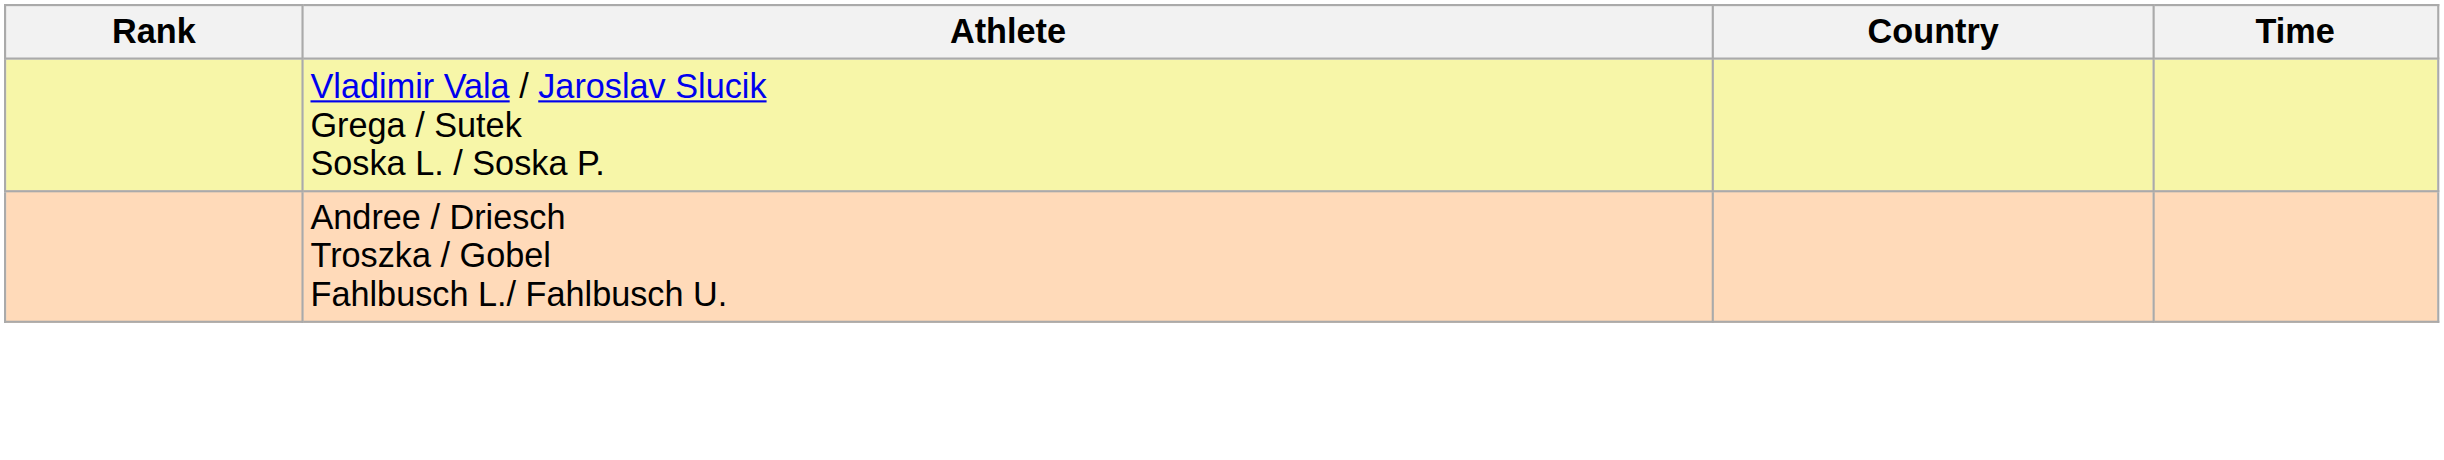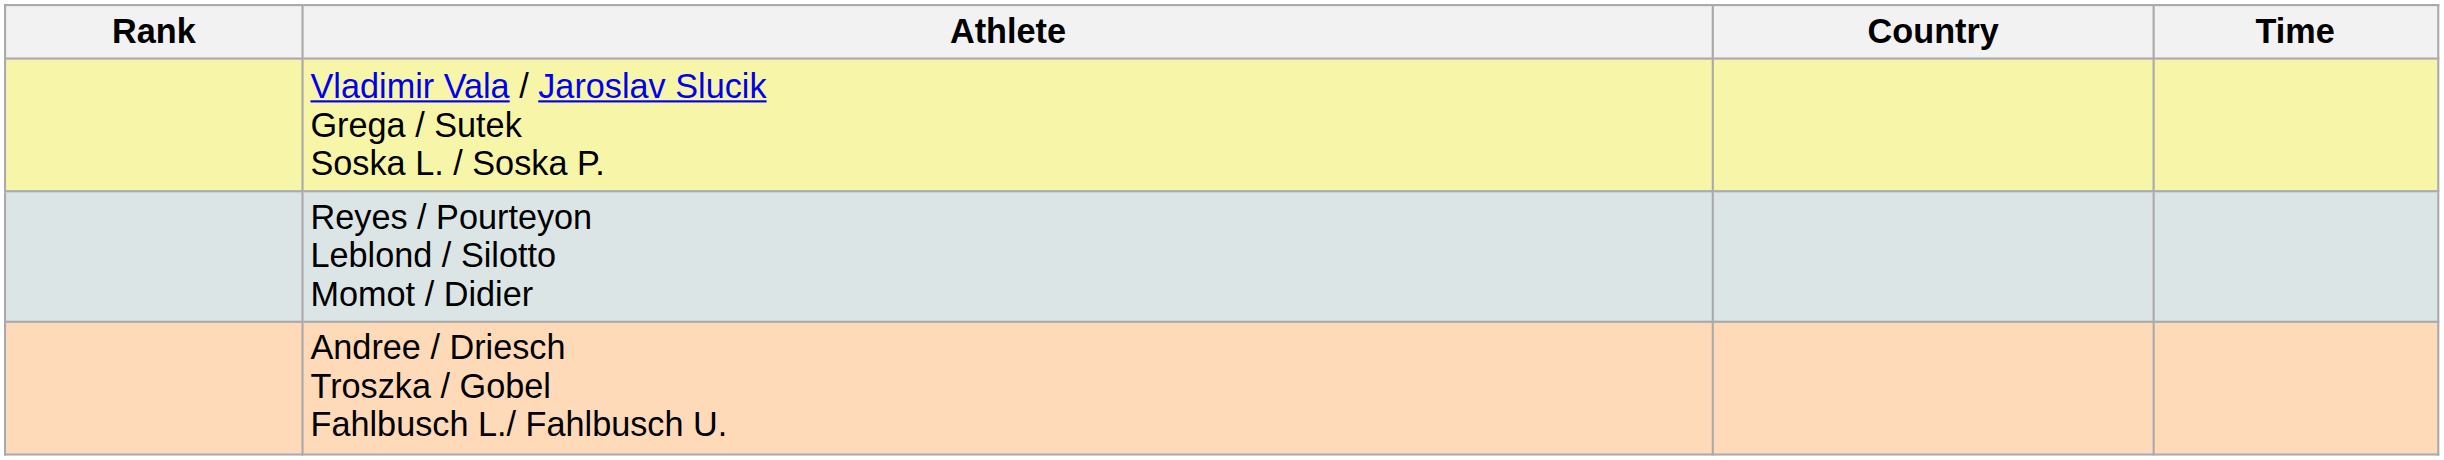+ row: (451, 255)
